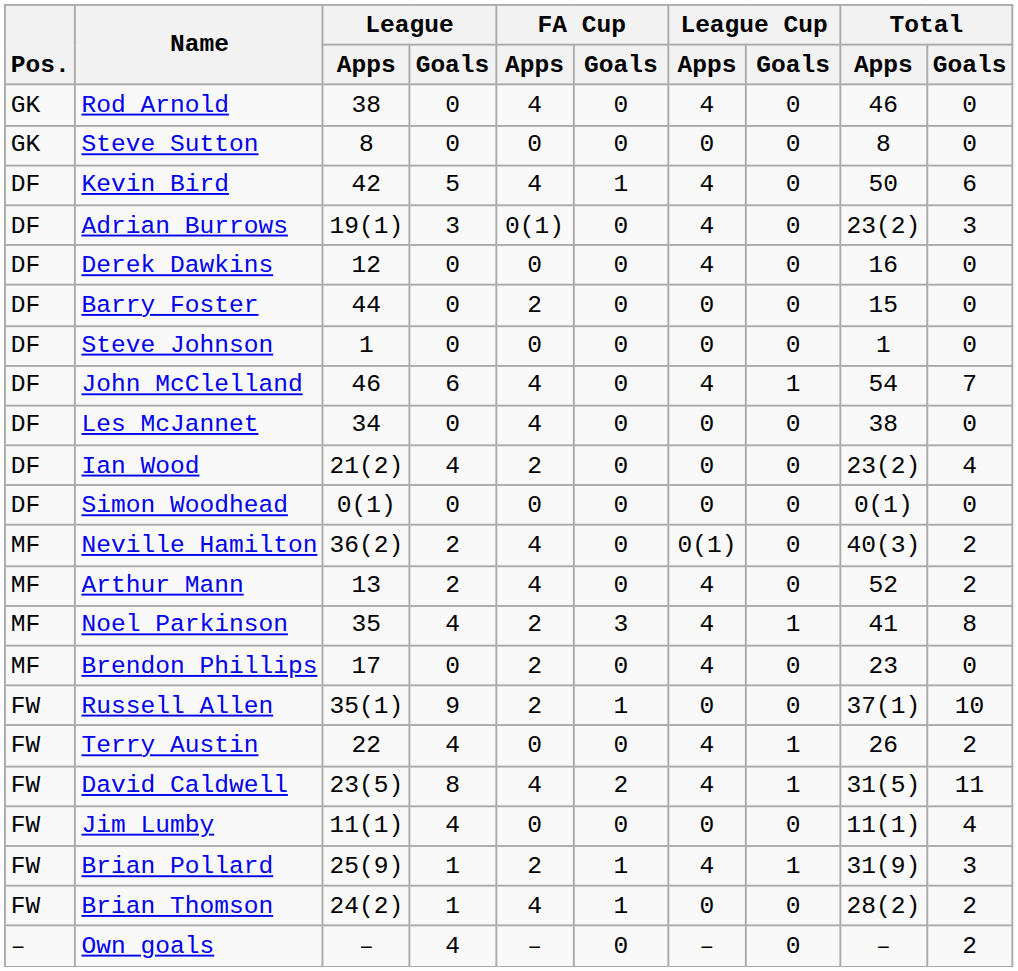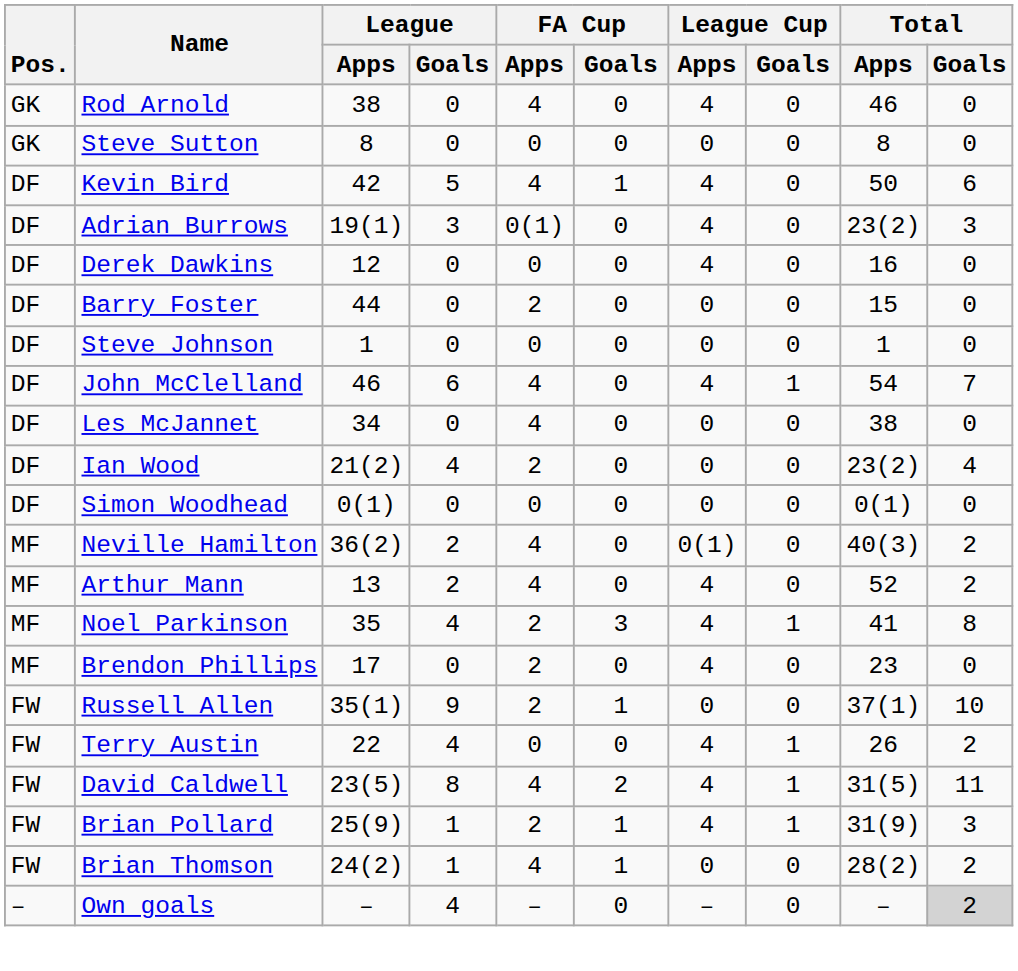- row: (148, 826)
(970, 946) no background -> (970, 906) lightgrey background
